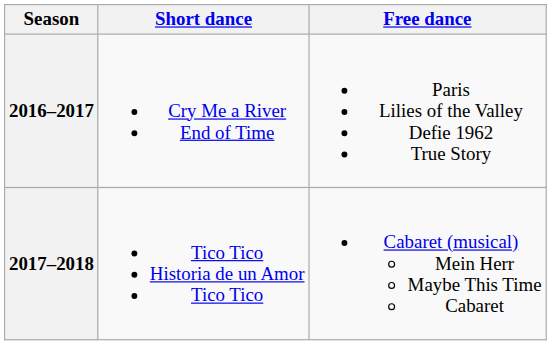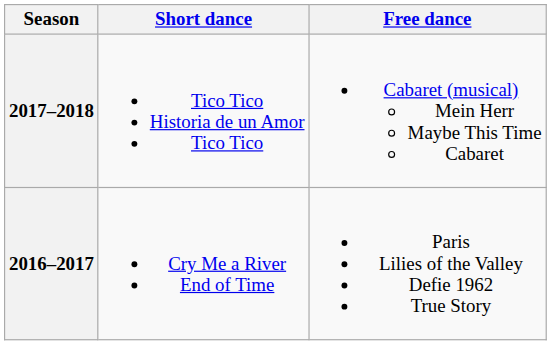rows swapped: (51, 263) <-> (51, 110)
